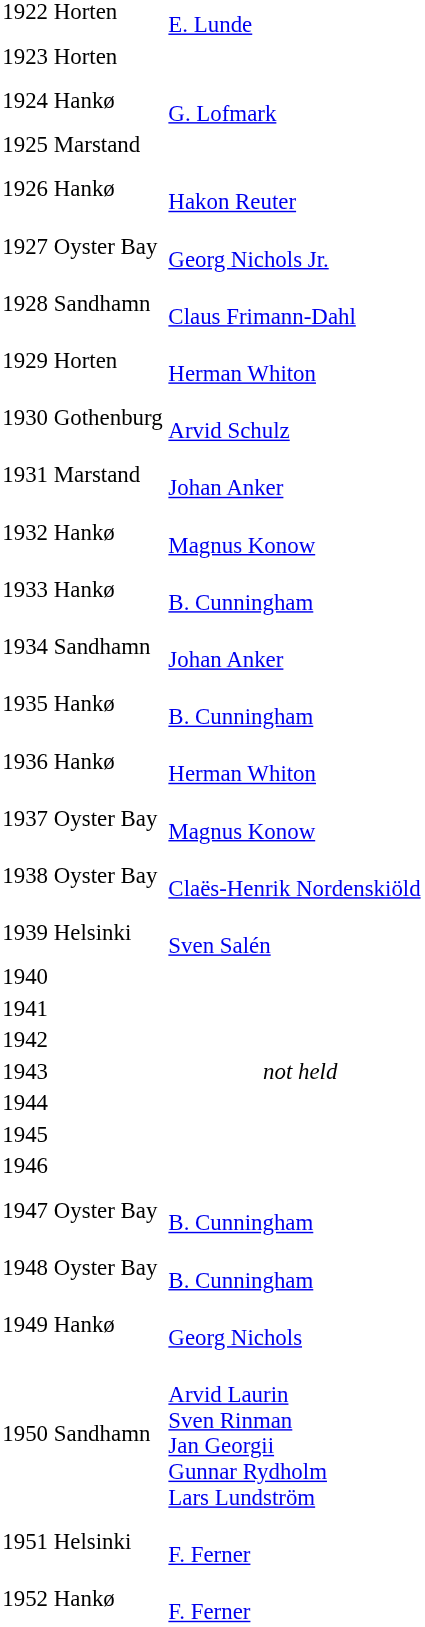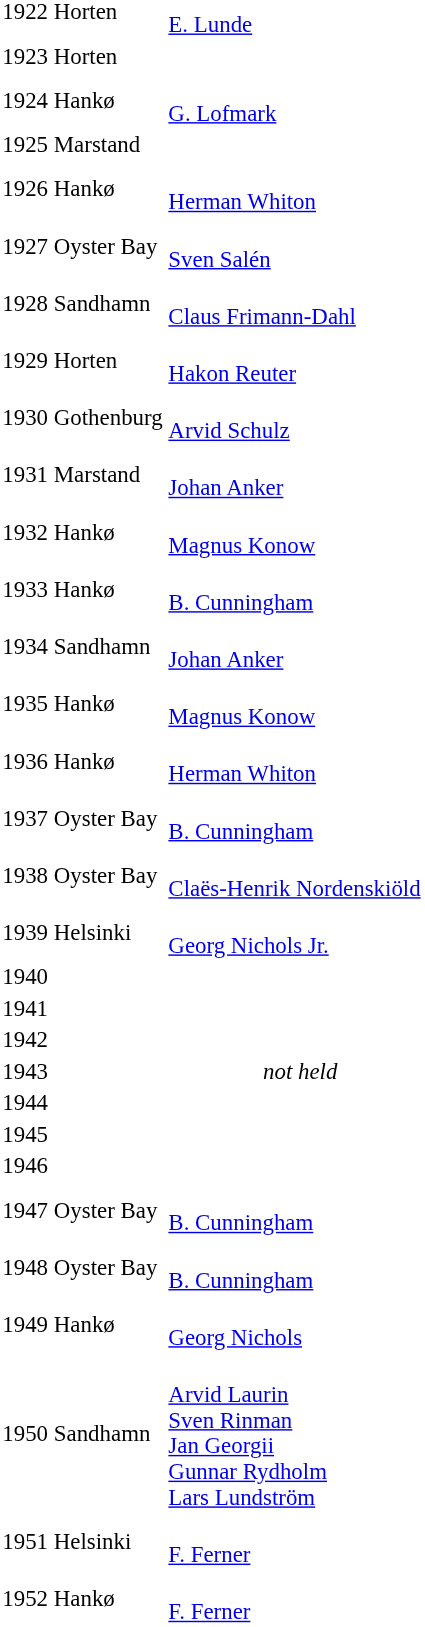(232, 202) Hakon Reuter -> (242, 202) Herman Whiton
(249, 259) Georg Nichols Jr. -> (220, 259) Sven Salén
(242, 373) Herman Whiton -> (232, 373) Hakon Reuter
(241, 716) B. Cunningham -> (242, 716) Magnus Konow
(242, 831) Magnus Konow -> (241, 831) B. Cunningham
(220, 945) Sven Salén -> (249, 945) Georg Nichols Jr.
